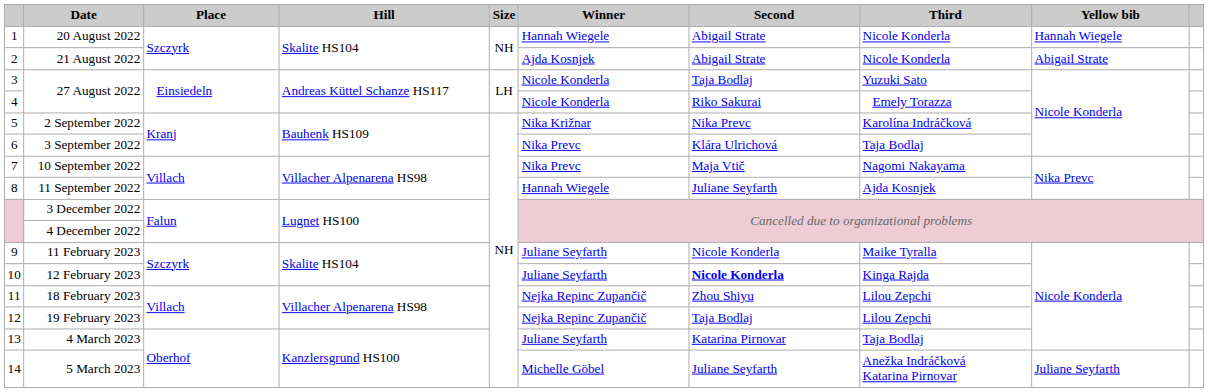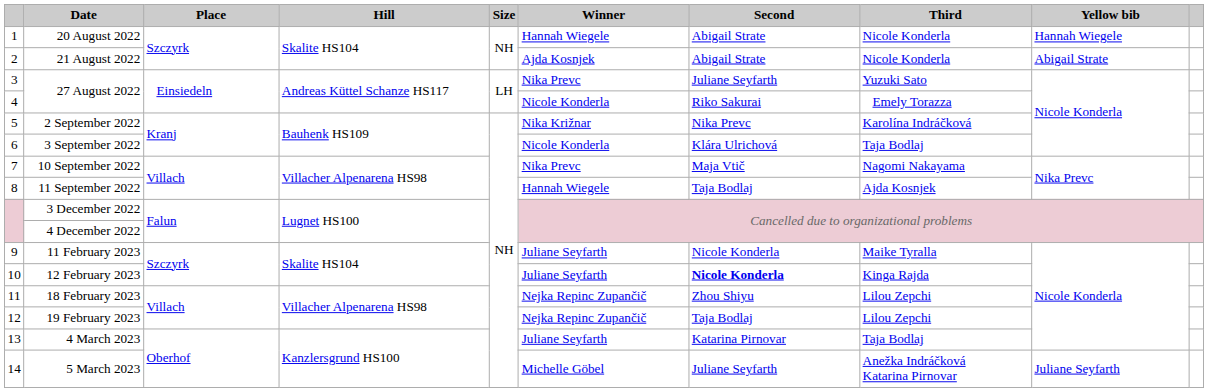(565, 79) Nicole Konderla -> (551, 79) Nika Prevc
(722, 79) Taja Bodlaj -> (734, 79) Juliane Seyfarth
(551, 144) Nika Prevc -> (565, 144) Nicole Konderla
(734, 187) Juliane Seyfarth -> (722, 187) Taja Bodlaj
